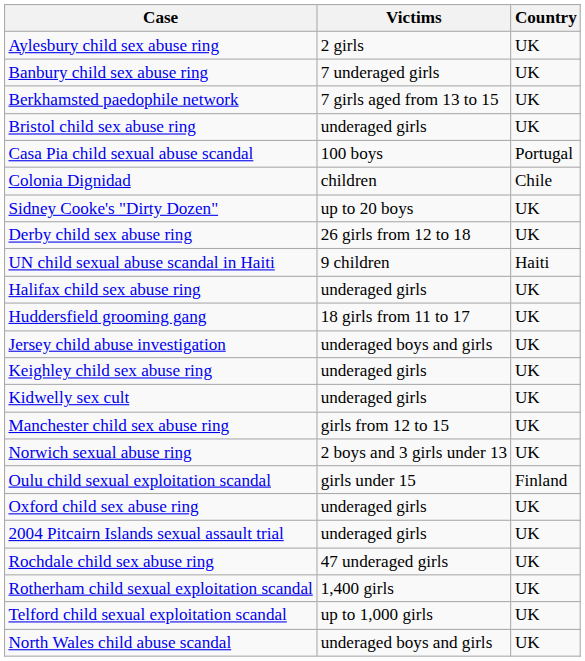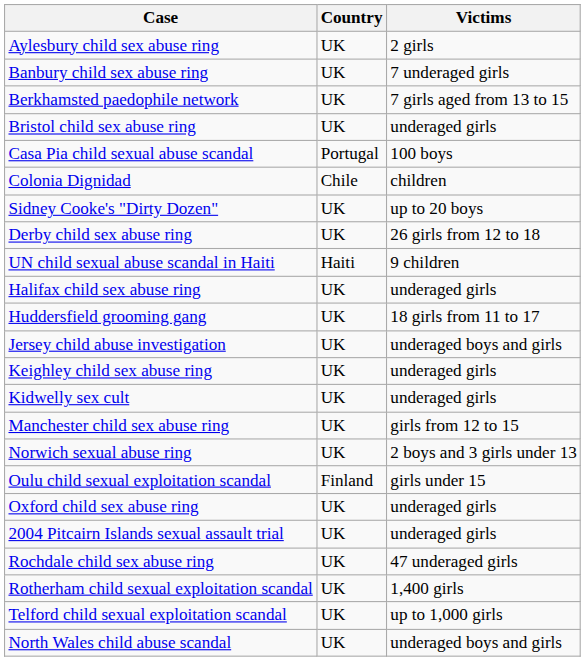columns swapped: (546, 18) <-> (414, 18)
